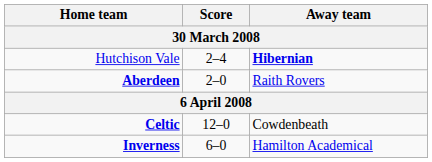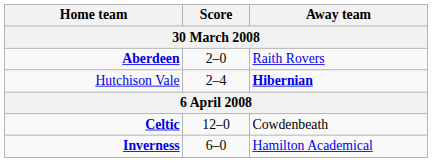rows swapped: (137, 59) <-> (151, 80)
